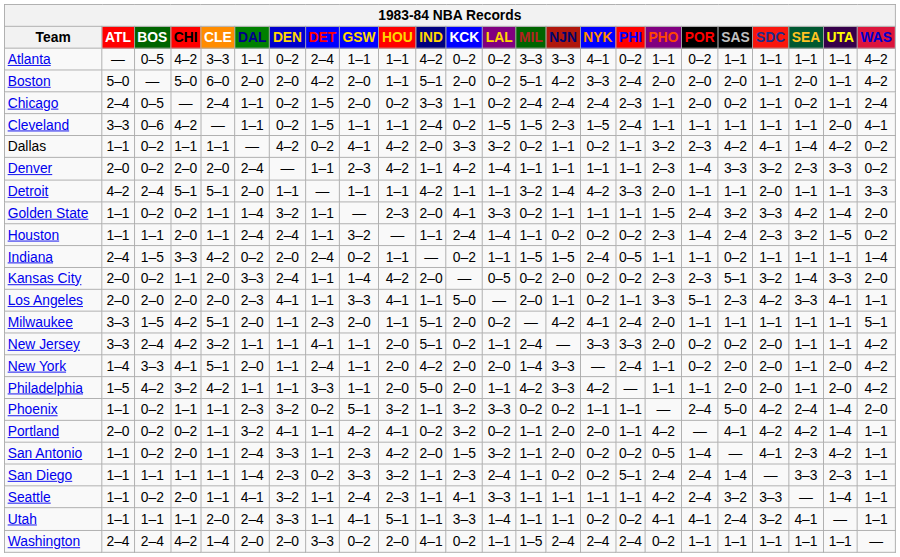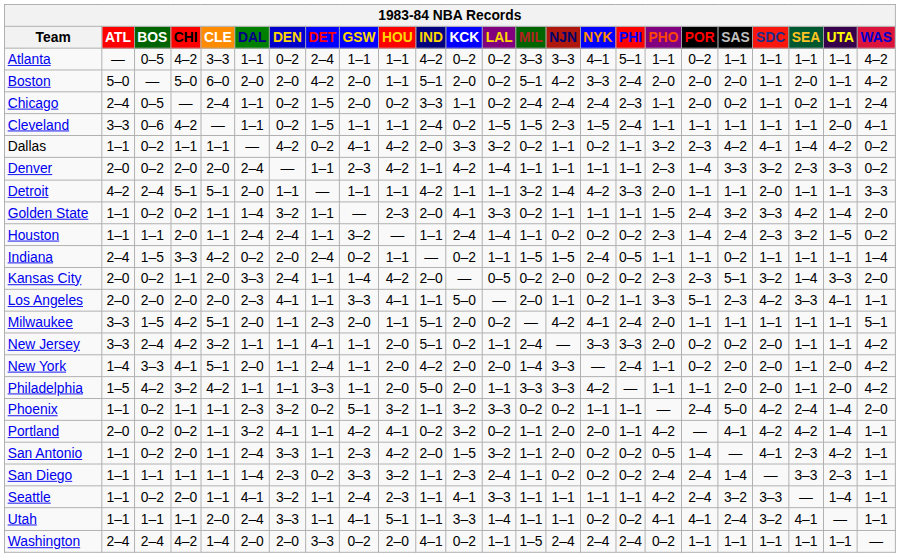(631, 59) 0–2 -> (631, 59) 5–1
(531, 388) 4–2 -> (531, 388) 3–3
(631, 475) 5–1 -> (631, 475) 0–2
